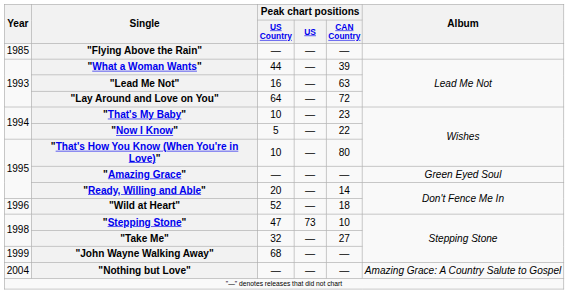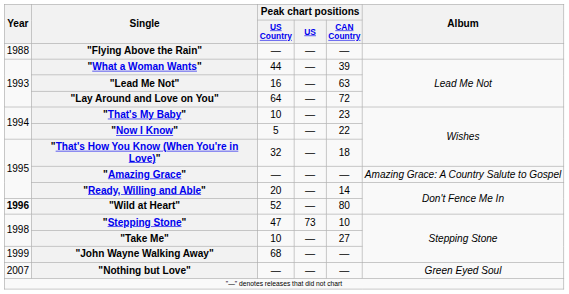(18, 51) 1985 -> (18, 51) 1988
(276, 152) 10 -> (276, 152) 32
(344, 152) 80 -> (344, 152) 18
(463, 174) Green Eyed Soul -> (463, 174) Amazing Grace: A Country Salute to Gospel
(18, 206) normal -> (18, 206) bold
(344, 206) 18 -> (344, 206) 80
(276, 238) 32 -> (276, 238) 10
(18, 270) 2004 -> (18, 270) 2007
(463, 270) Amazing Grace: A Country Salute to Gospel -> (463, 270) Green Eyed Soul
